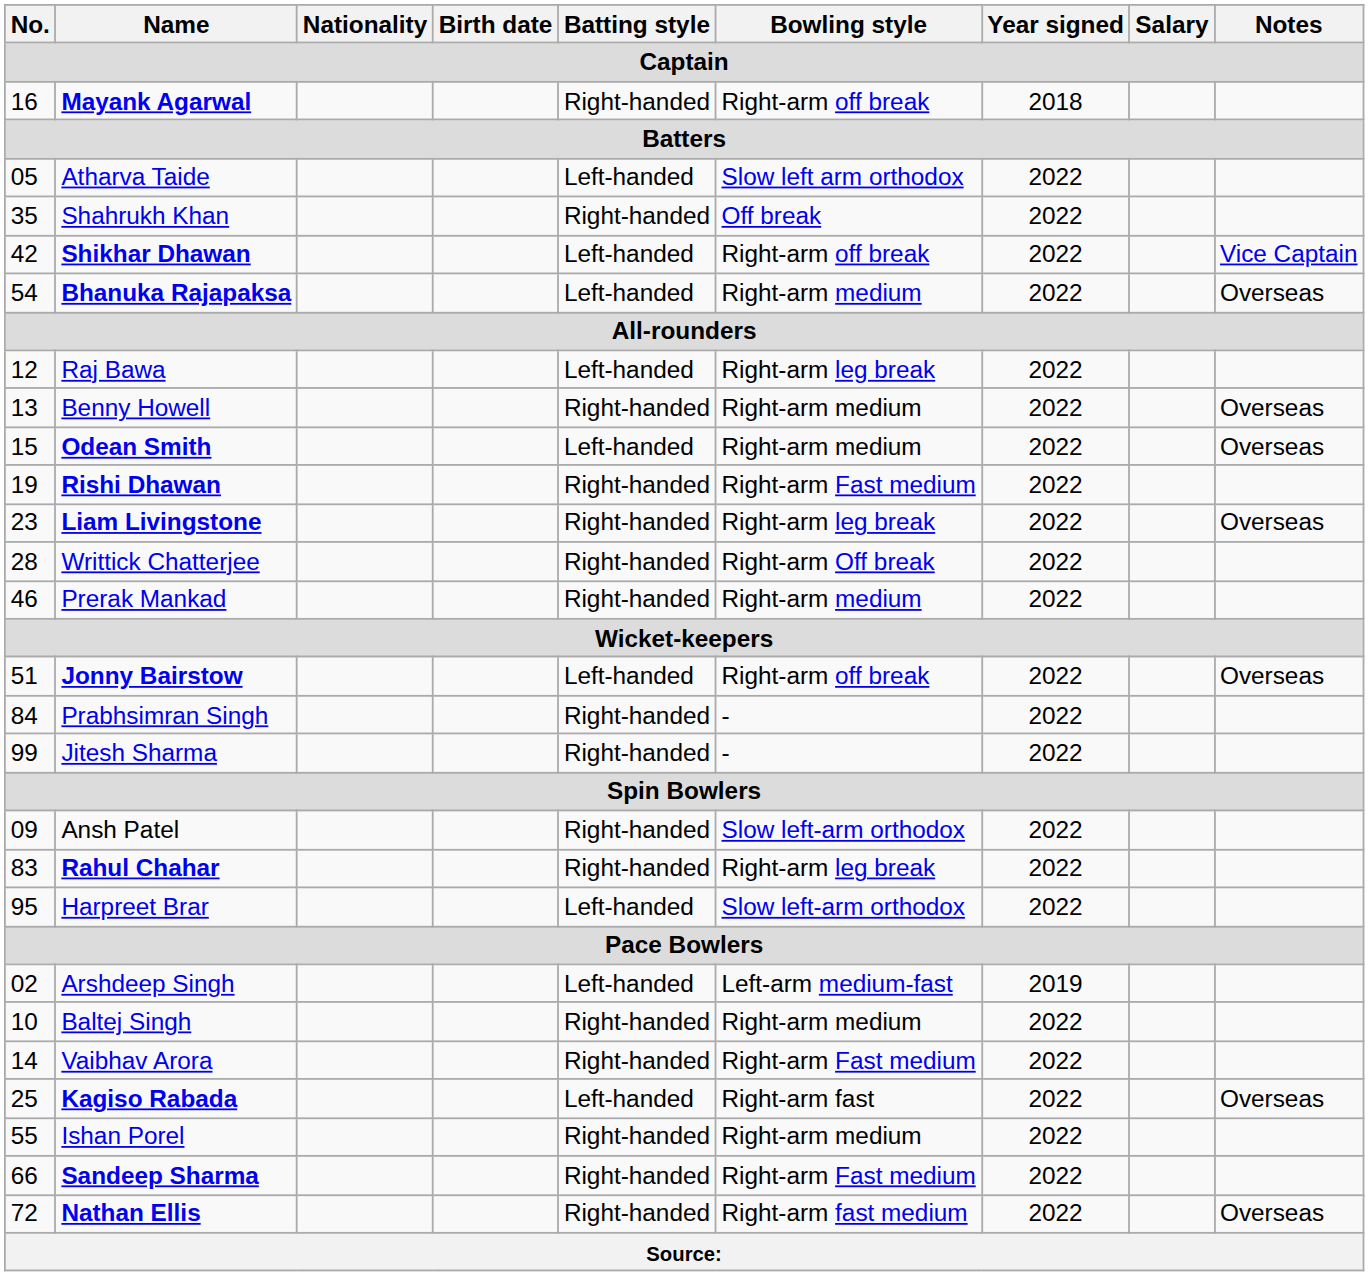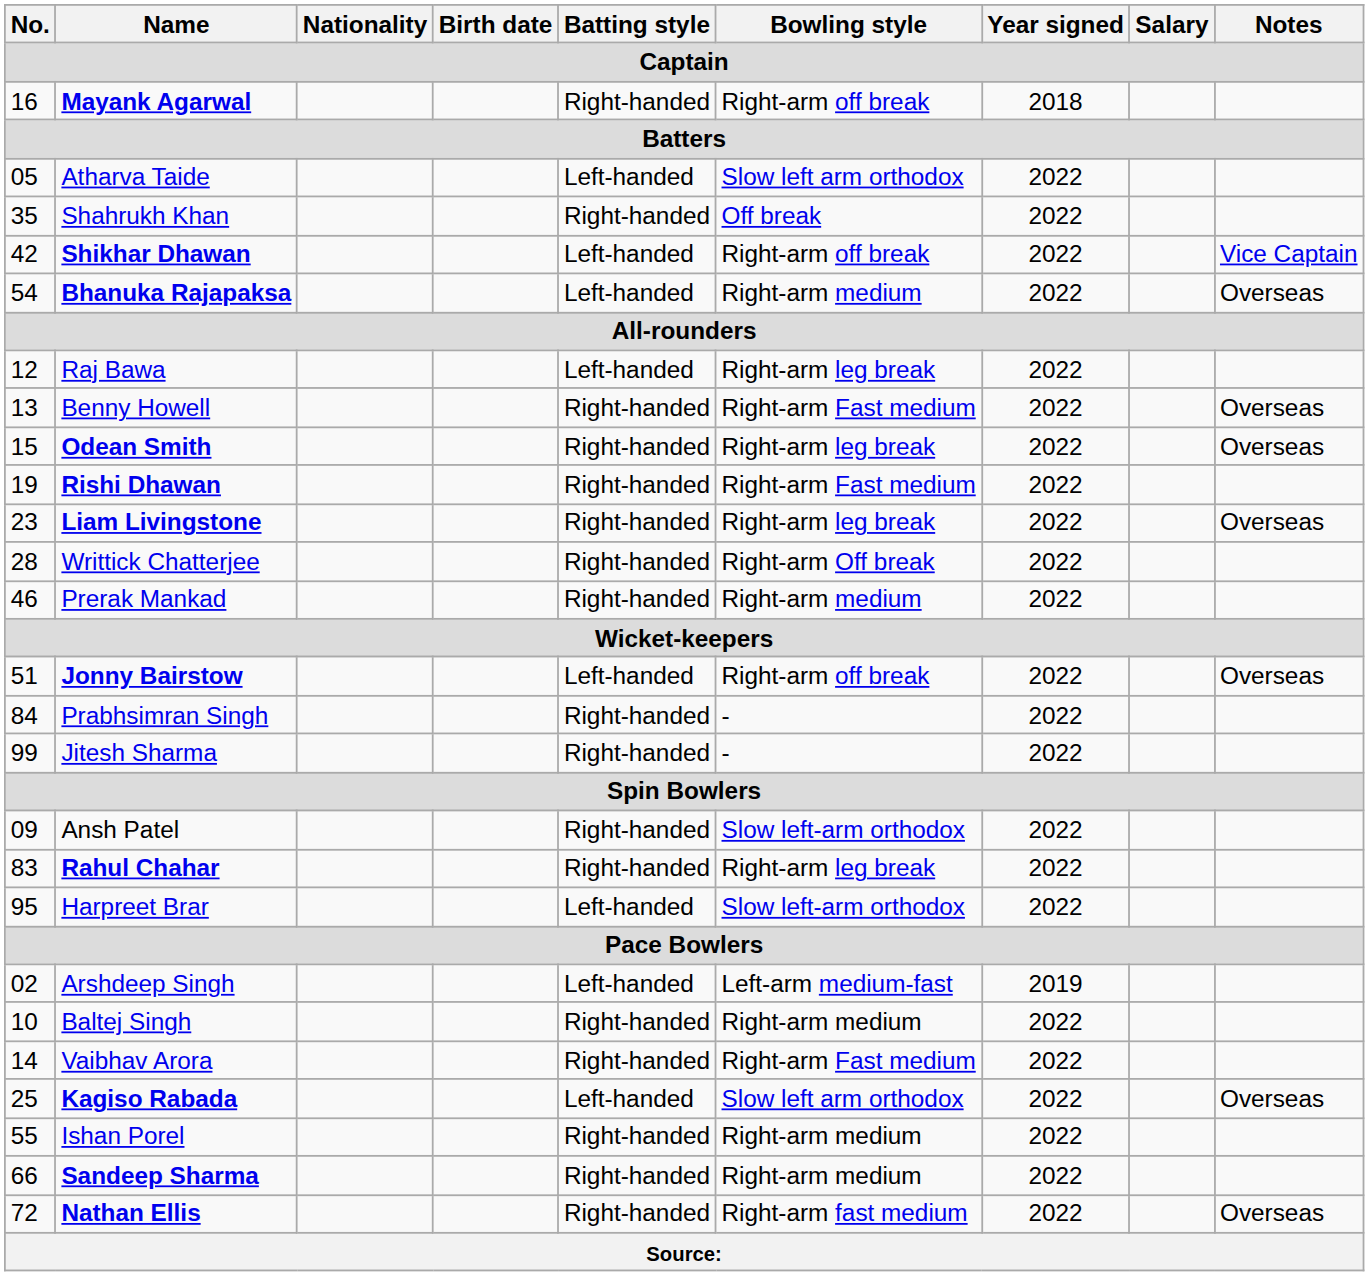(822, 407) Right-arm medium -> (849, 407) Right-arm Fast medium
(629, 446) Left-handed -> (637, 446) Right-handed
(822, 446) Right-arm medium -> (828, 446) Right-arm leg break
(798, 1098) Right-arm fast -> (843, 1098) Slow left arm orthodox
(849, 1175) Right-arm Fast medium -> (822, 1175) Right-arm medium
